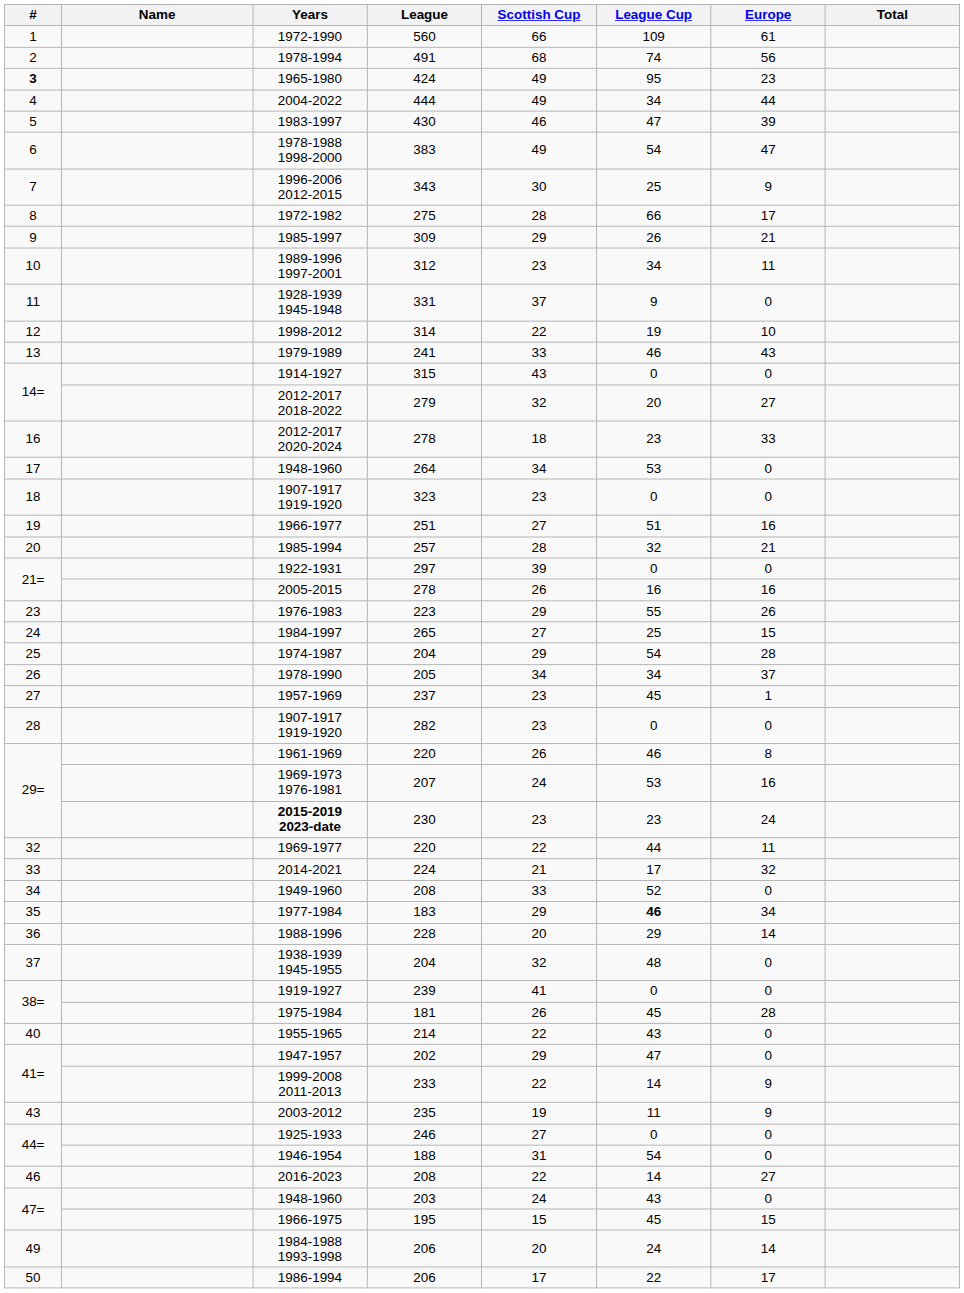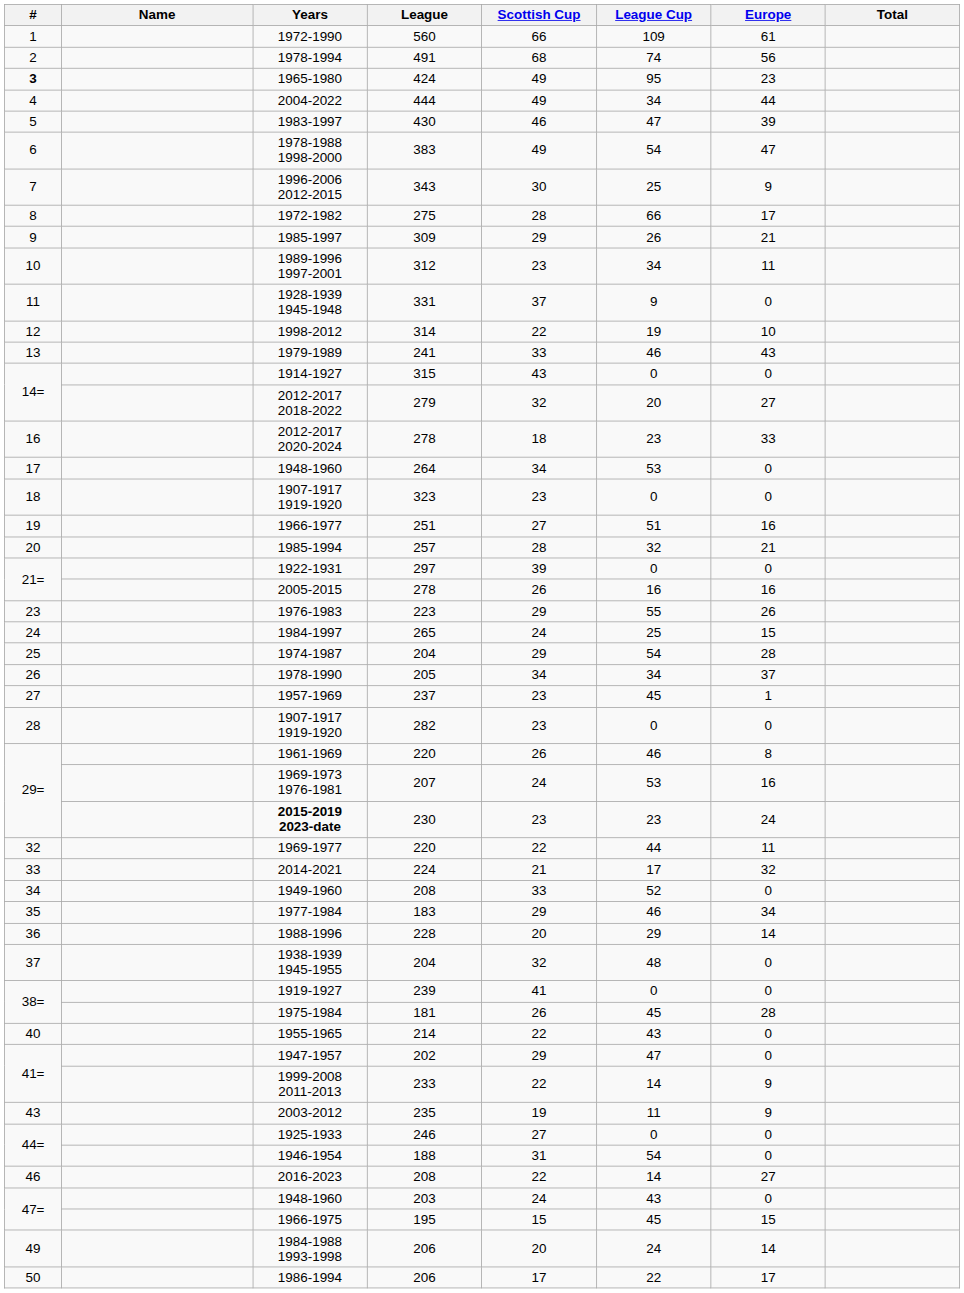(539, 632) 27 -> (539, 632) 24
(654, 912) bold -> (654, 912) normal
